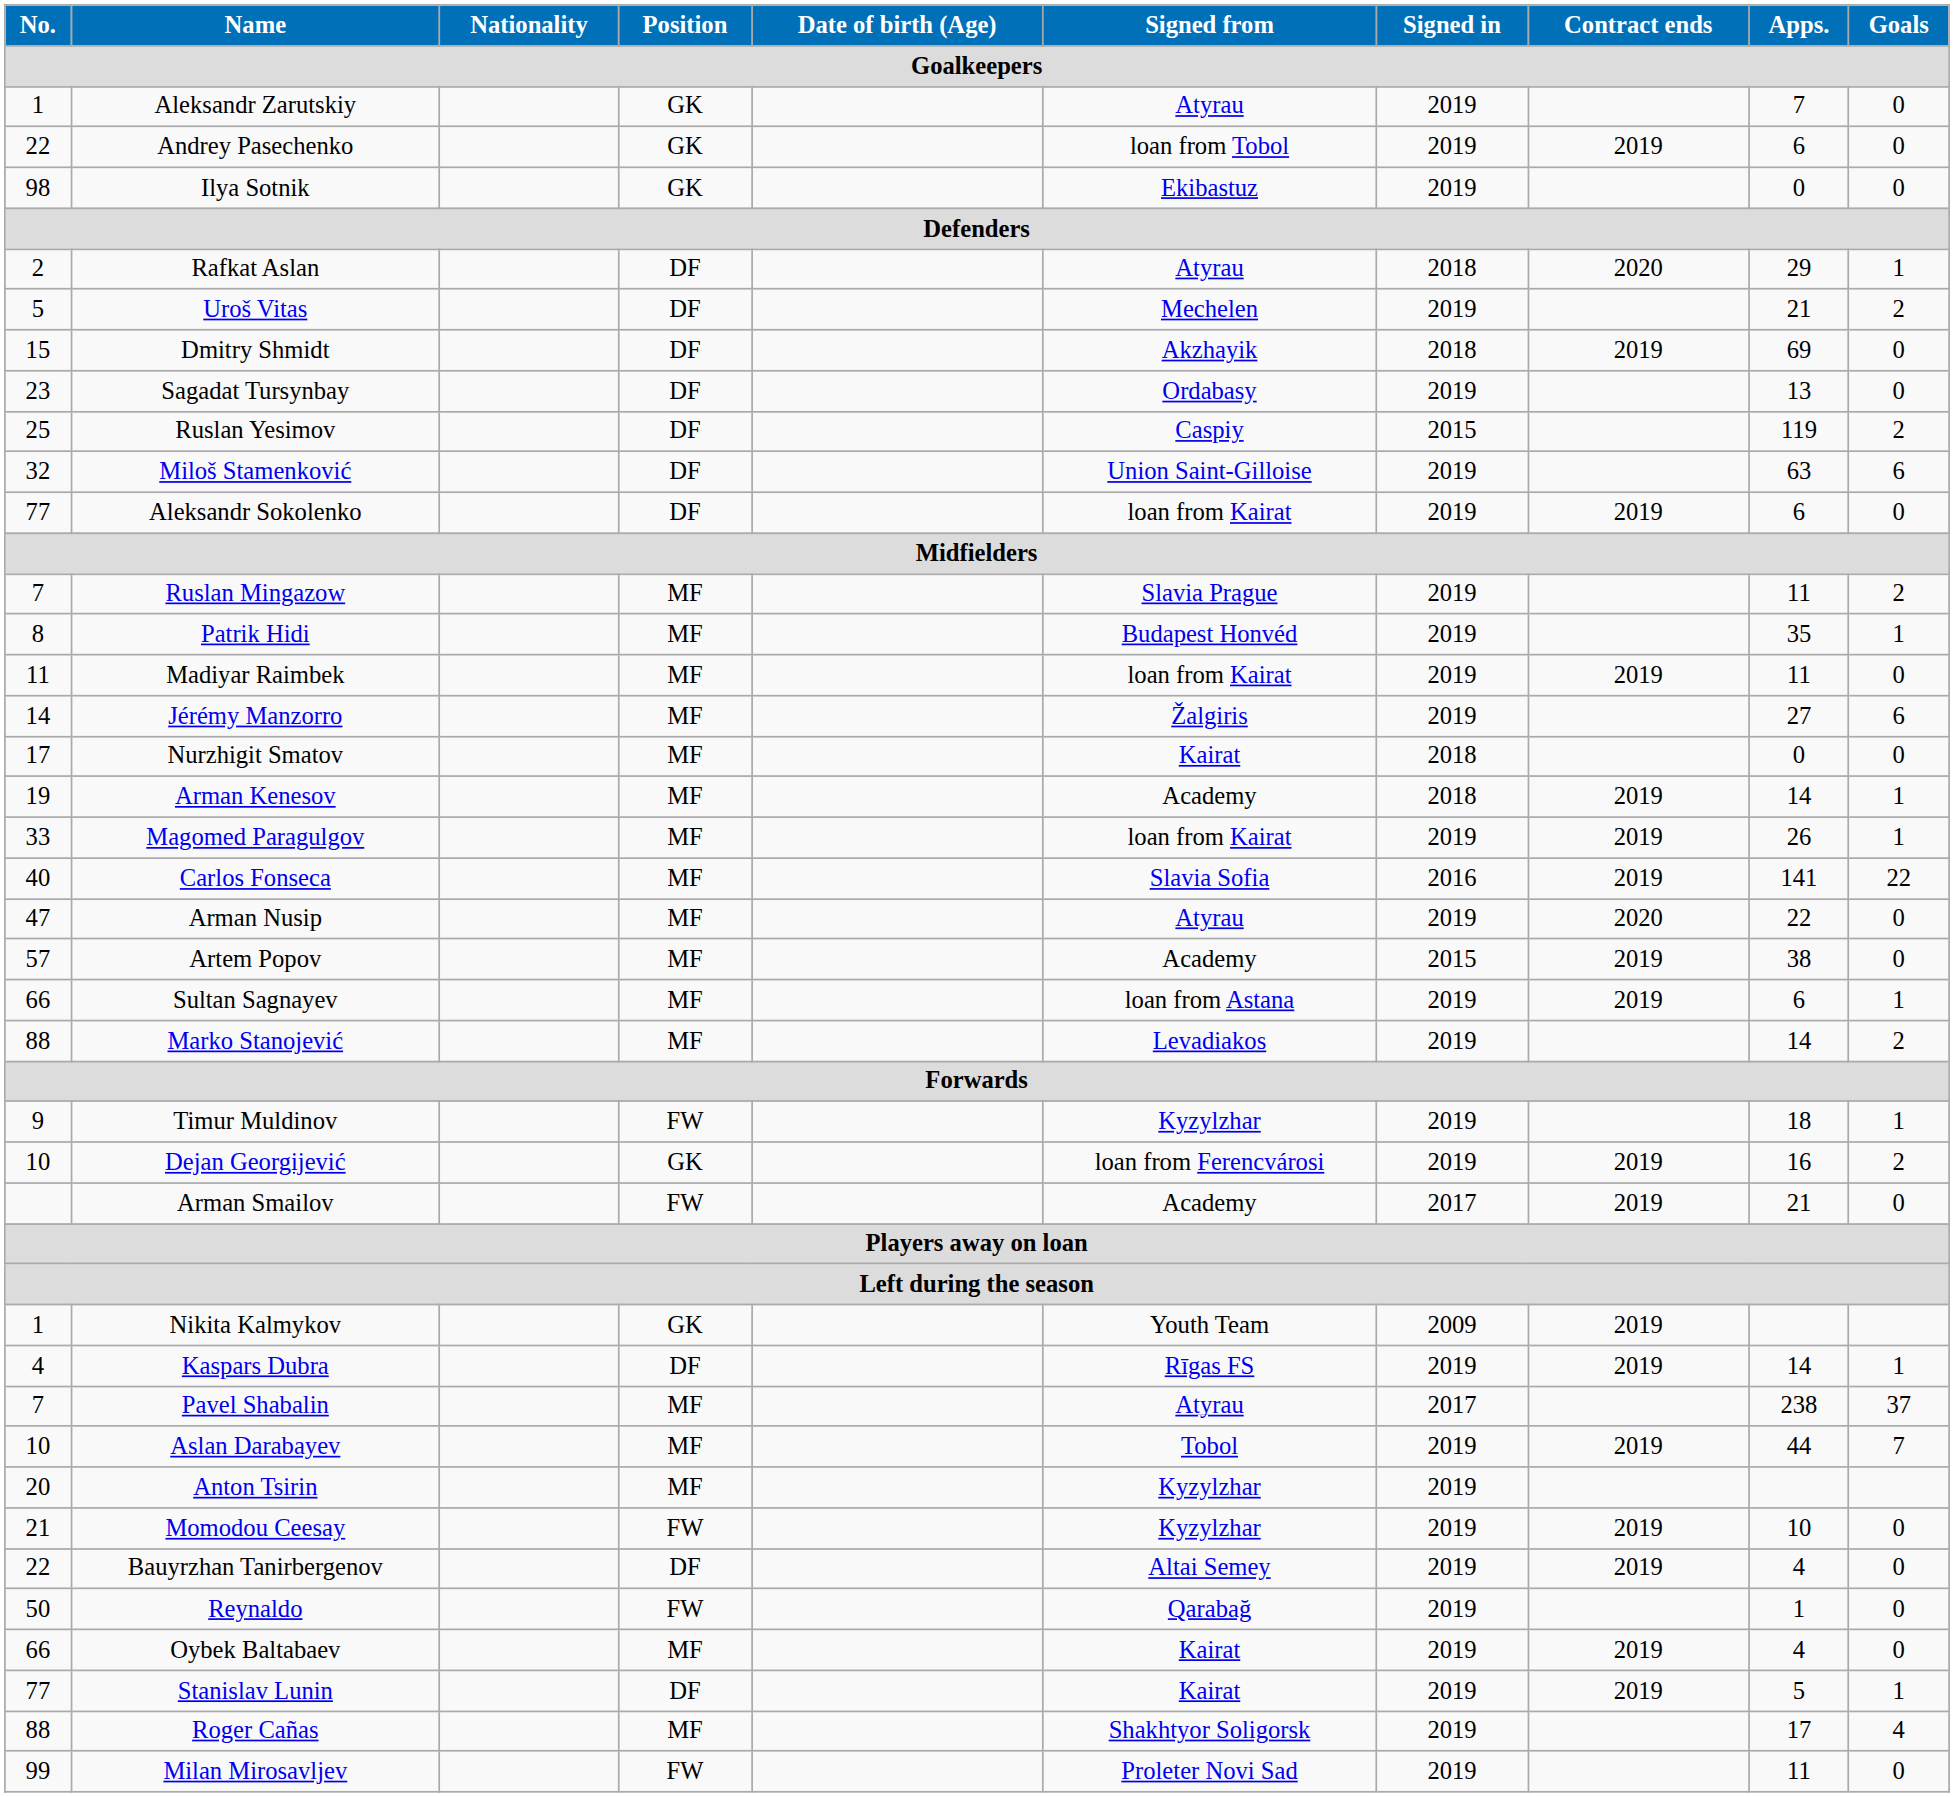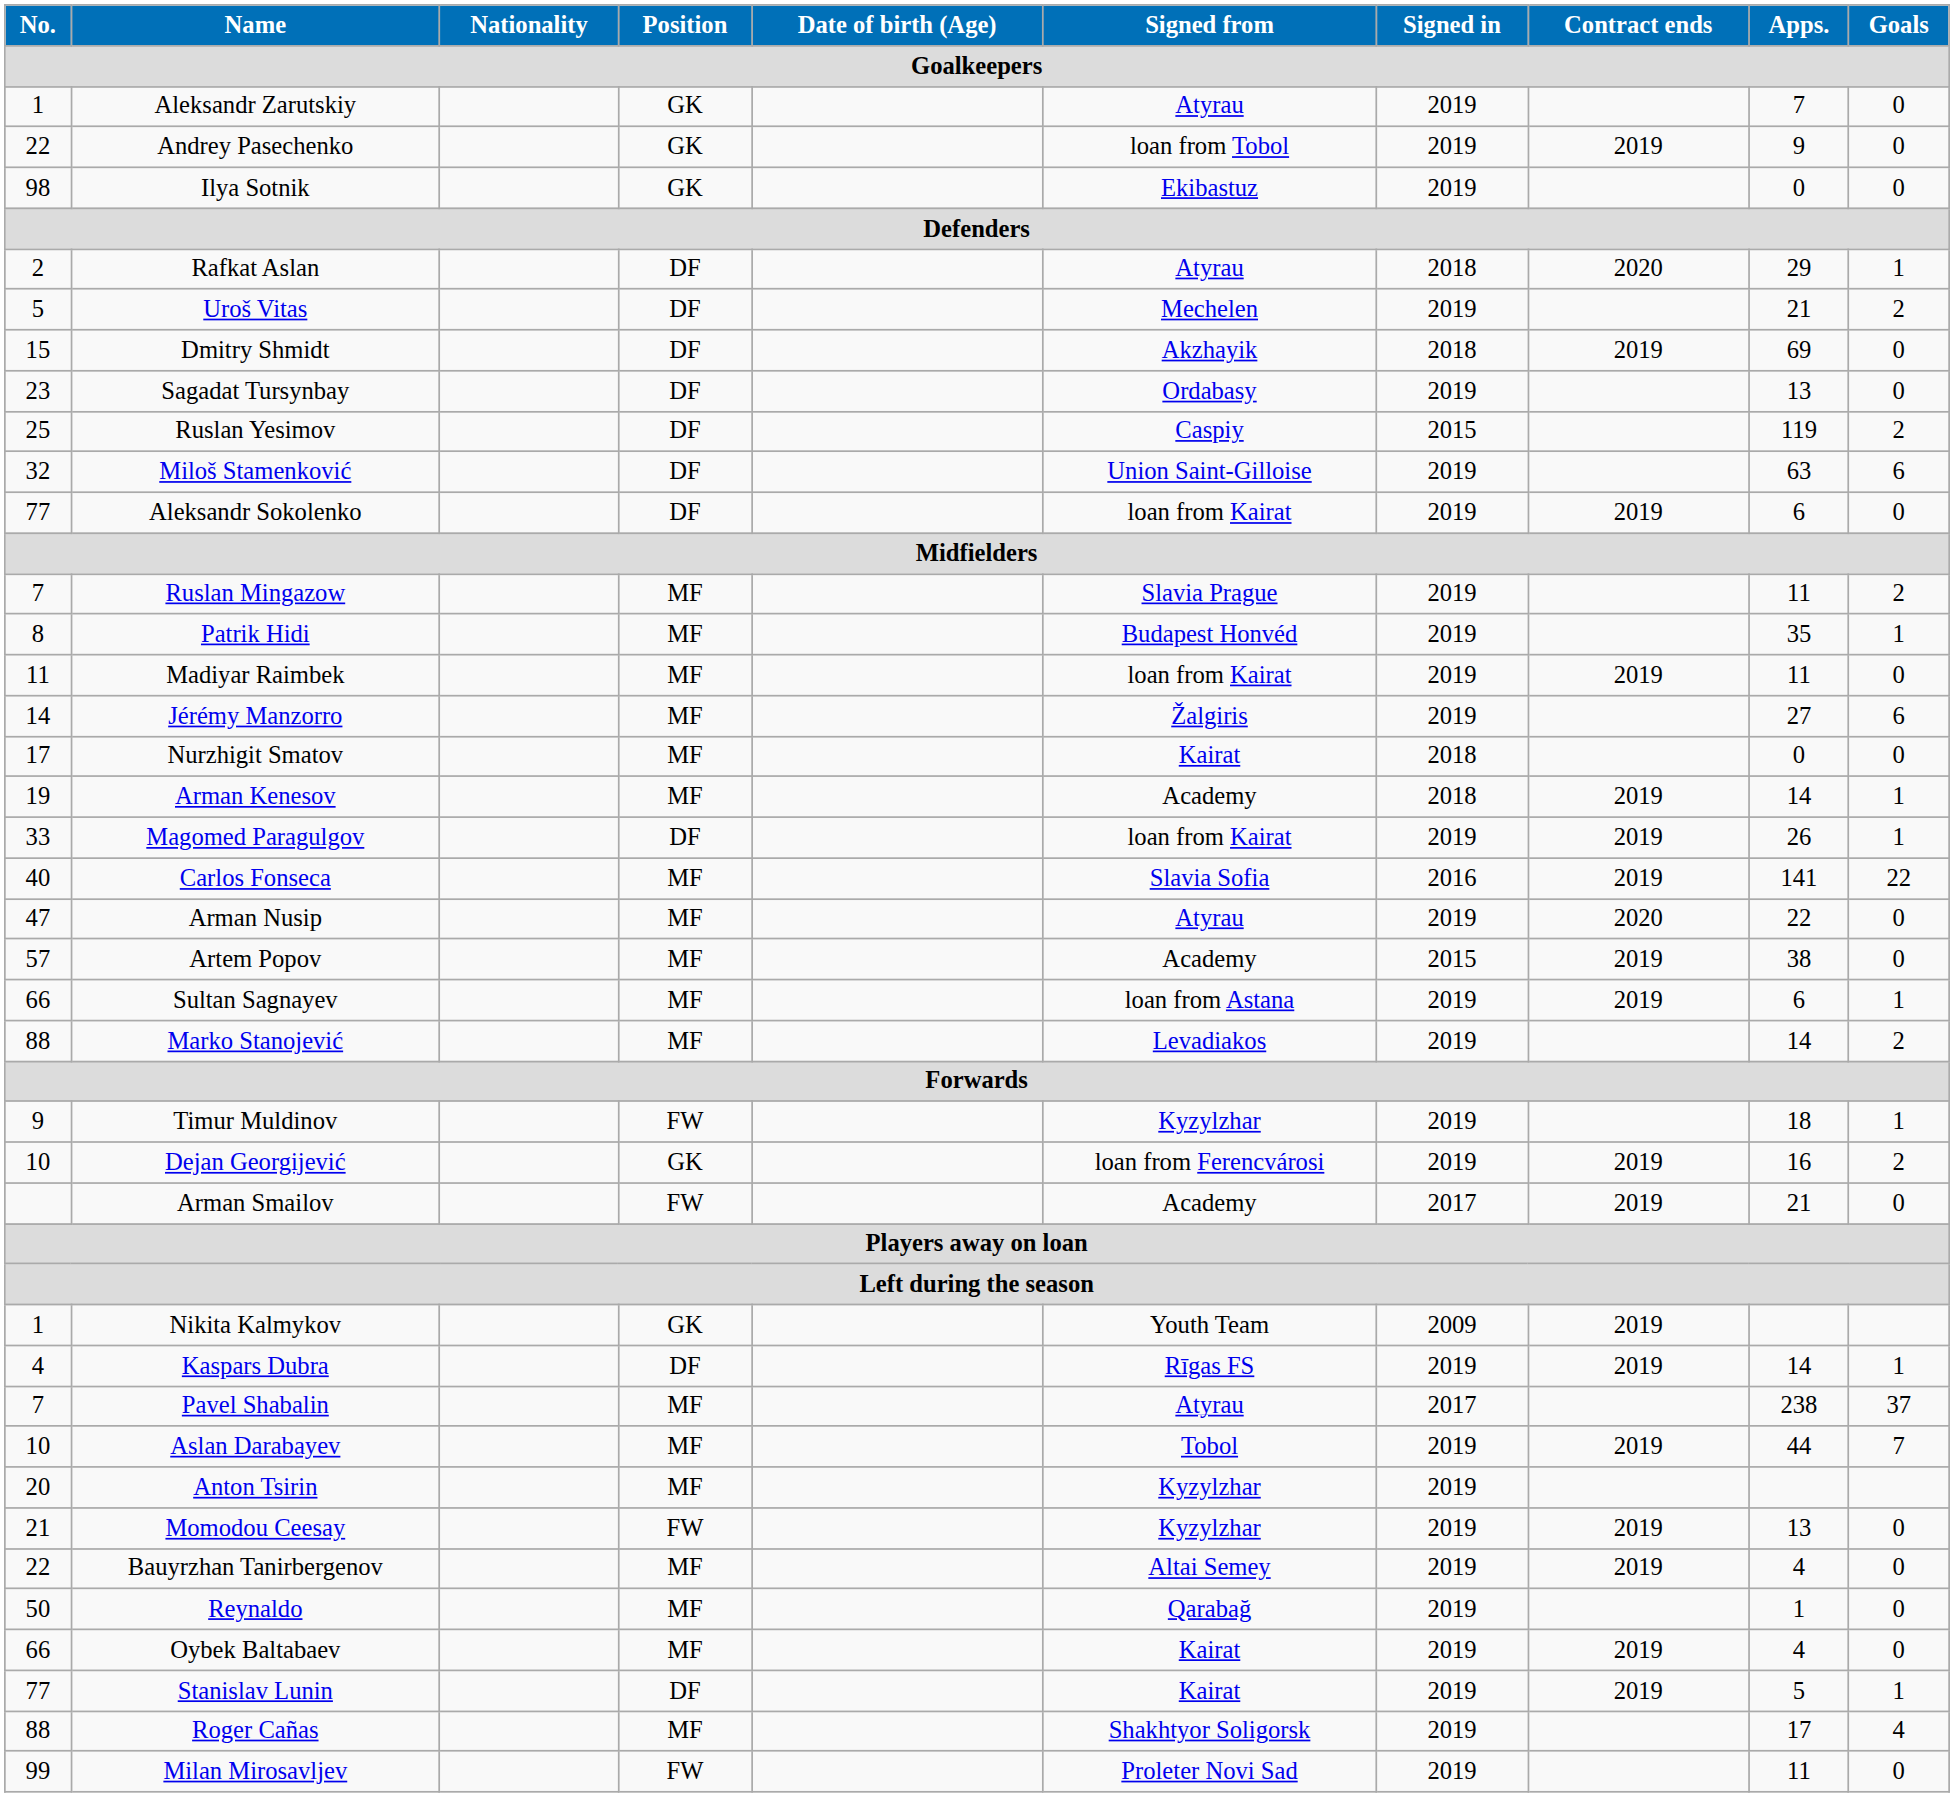(1799, 147) 6 -> (1799, 147) 9
(685, 837) MF -> (685, 837) DF
(1799, 1527) 10 -> (1799, 1527) 13
(685, 1568) DF -> (685, 1568) MF
(685, 1609) FW -> (685, 1609) MF
